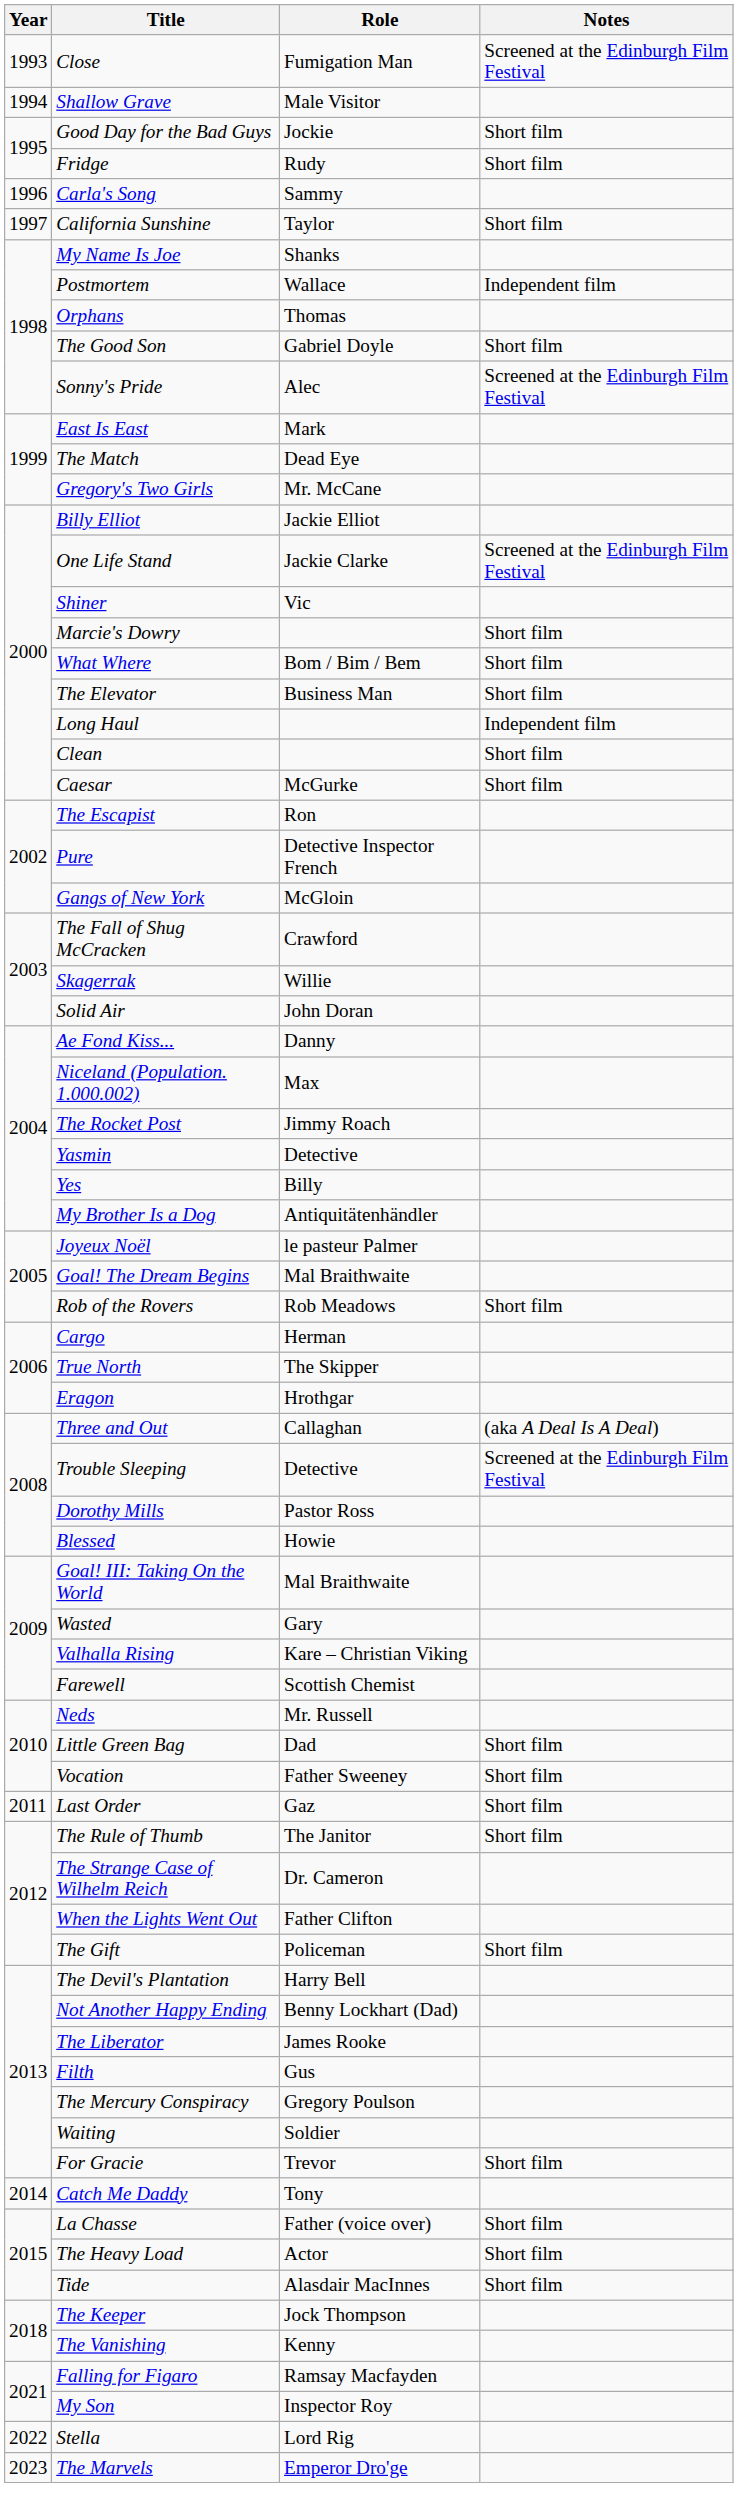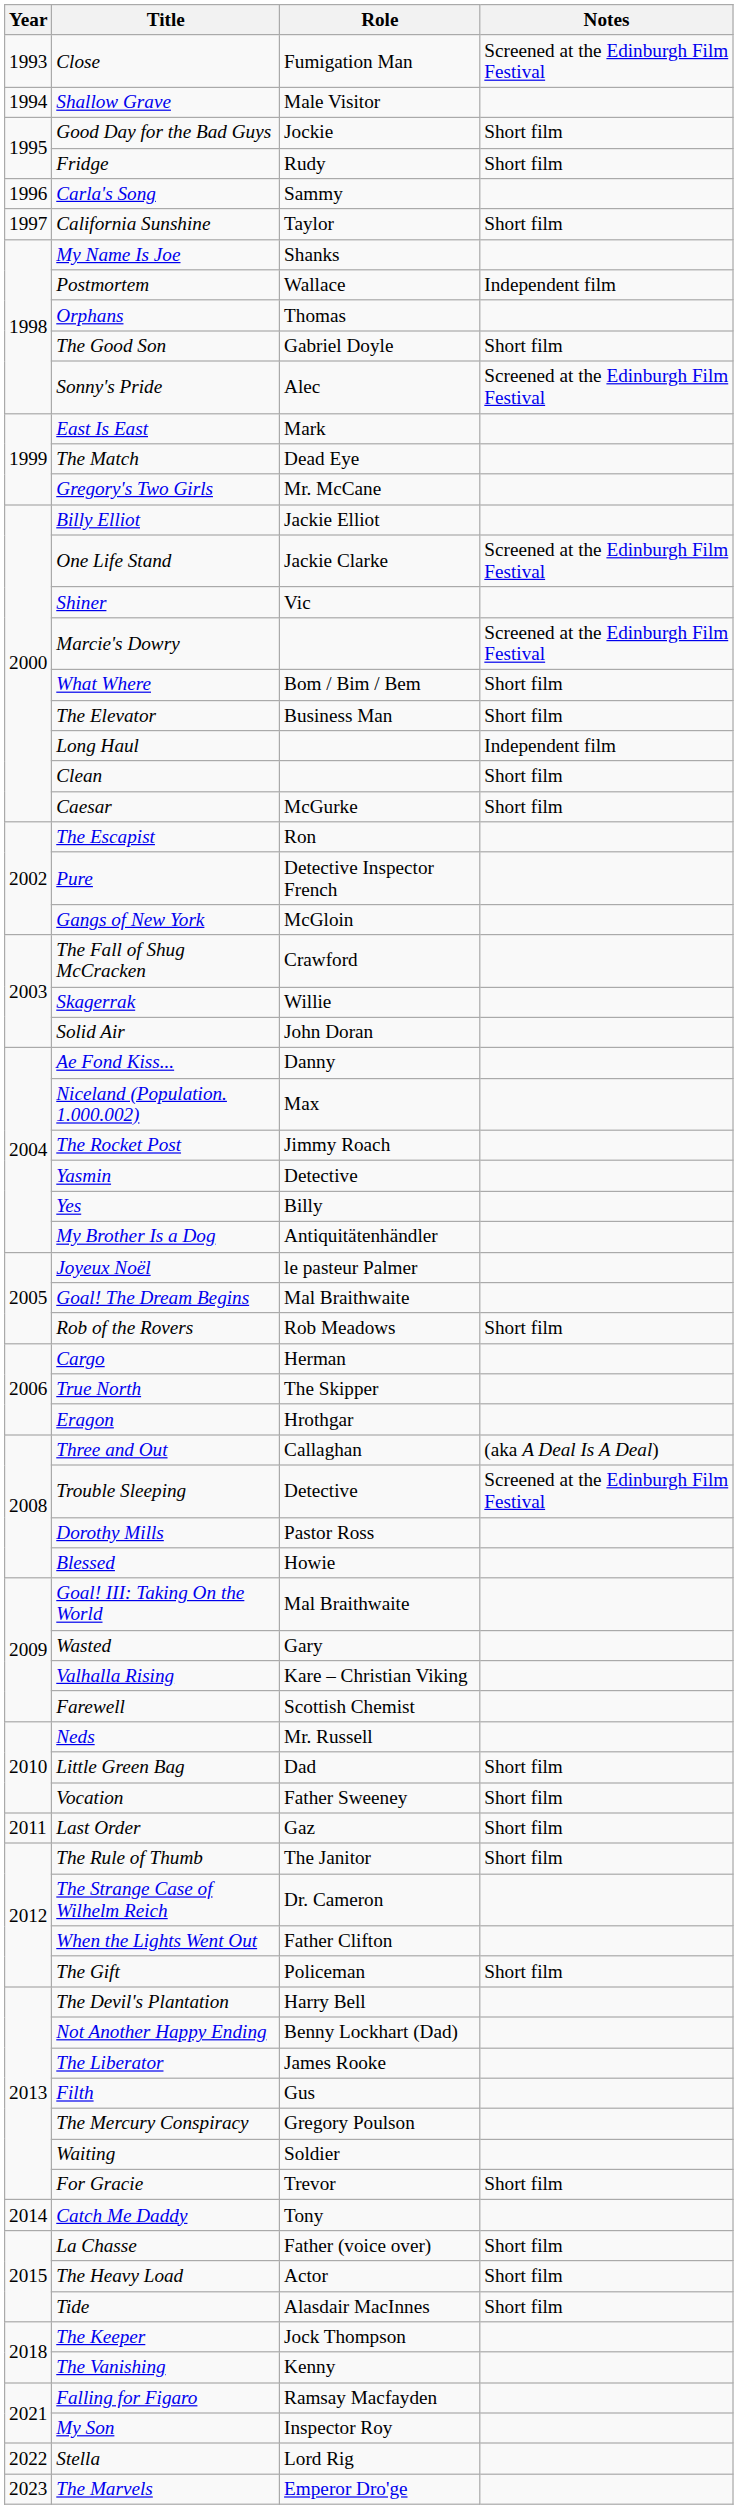(524, 632) Short film -> (606, 643) Screened at the Edinburgh Film Festival
